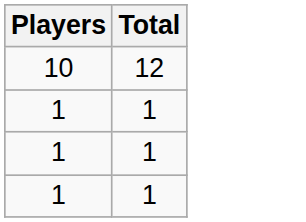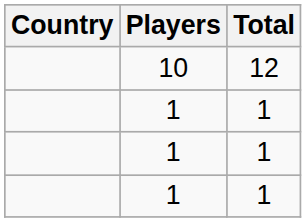+ column: (62, 25)
